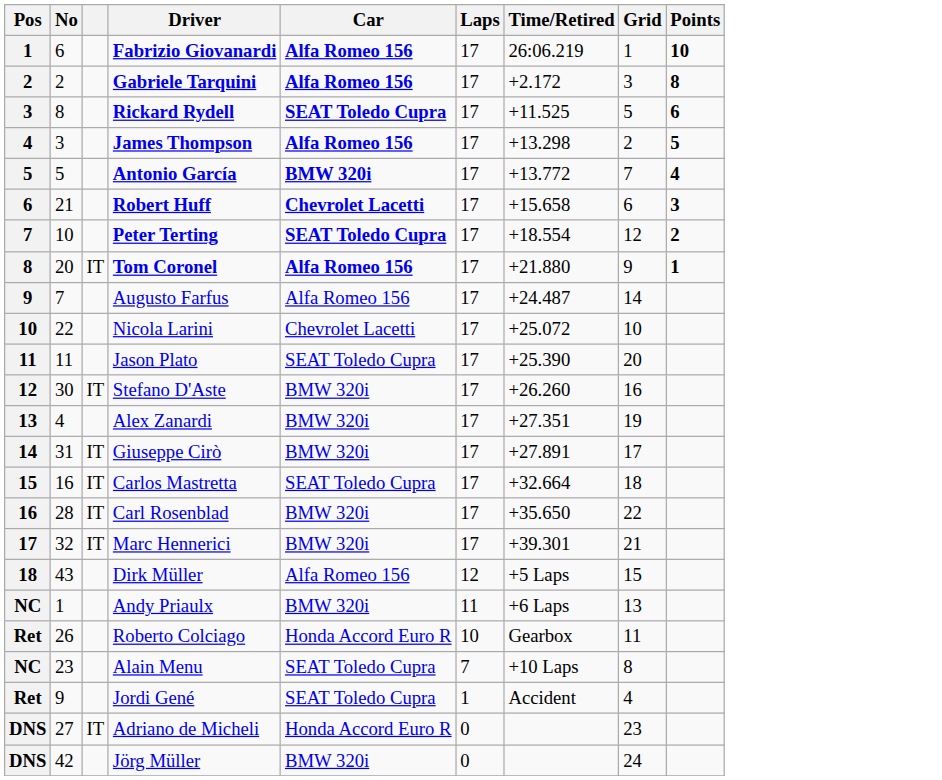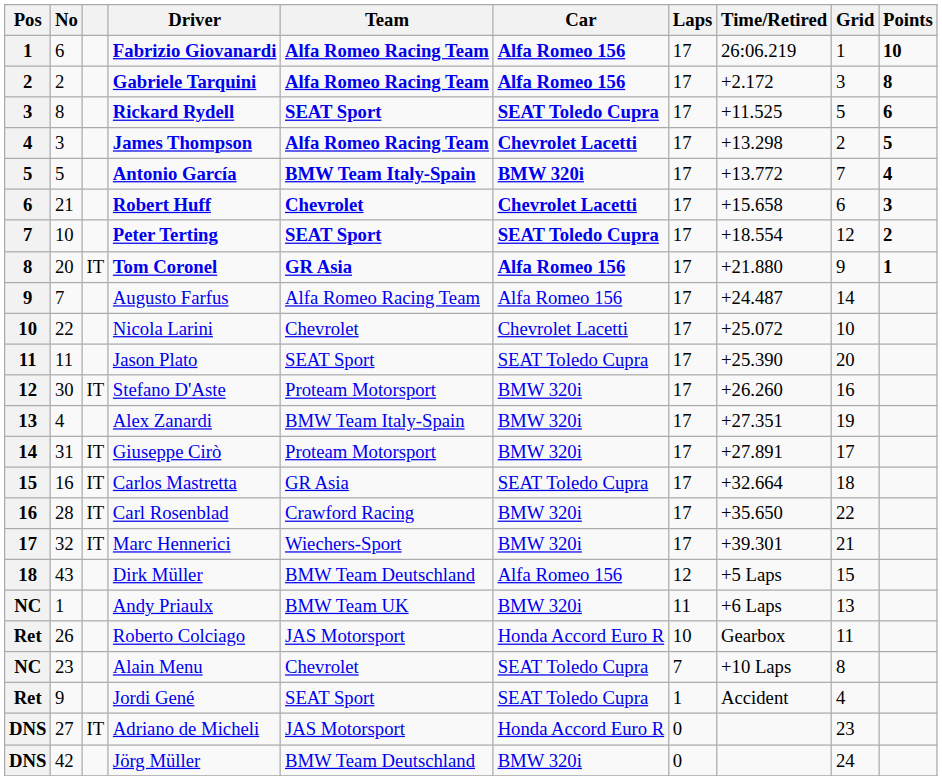+ column: (387, 20)
(349, 143) Alfa Romeo 156 -> (567, 143) Chevrolet Lacetti
